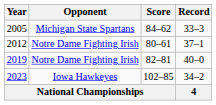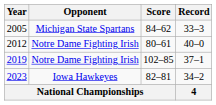(194, 44) 37–1 -> (194, 44) 40–0
(158, 60) 82–81 -> (158, 60) 102–85
(194, 60) 40–0 -> (194, 60) 37–1
(158, 76) 102–85 -> (158, 76) 82–81
